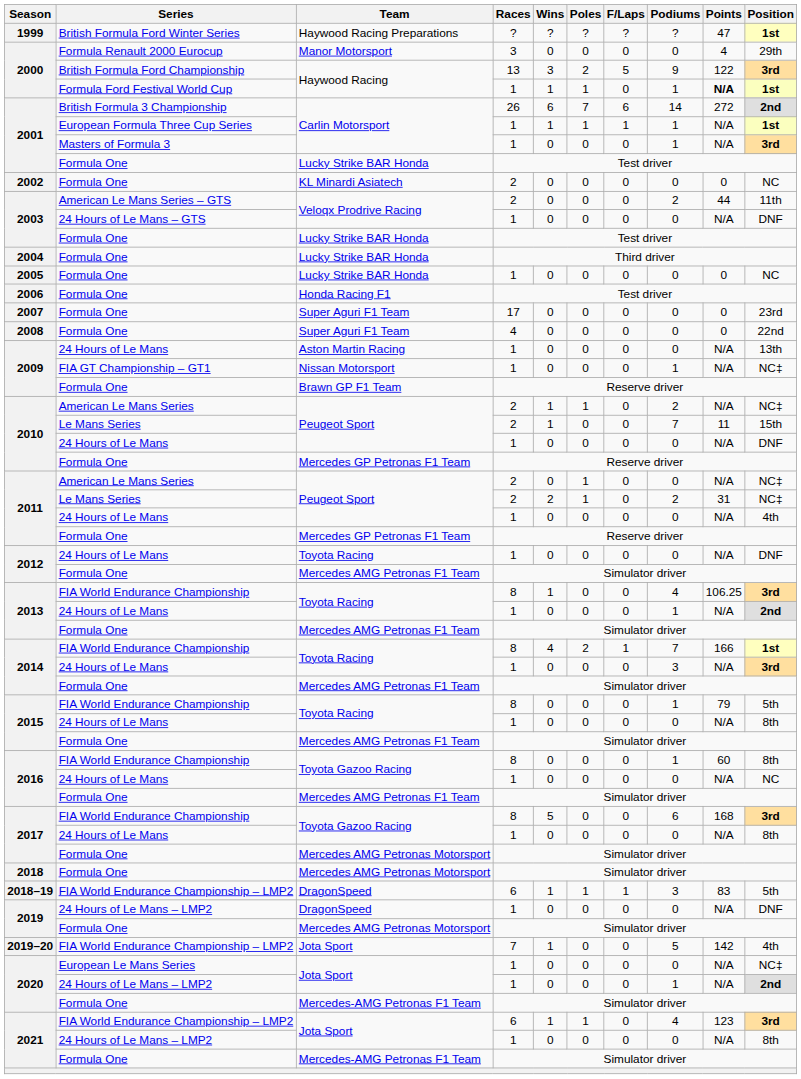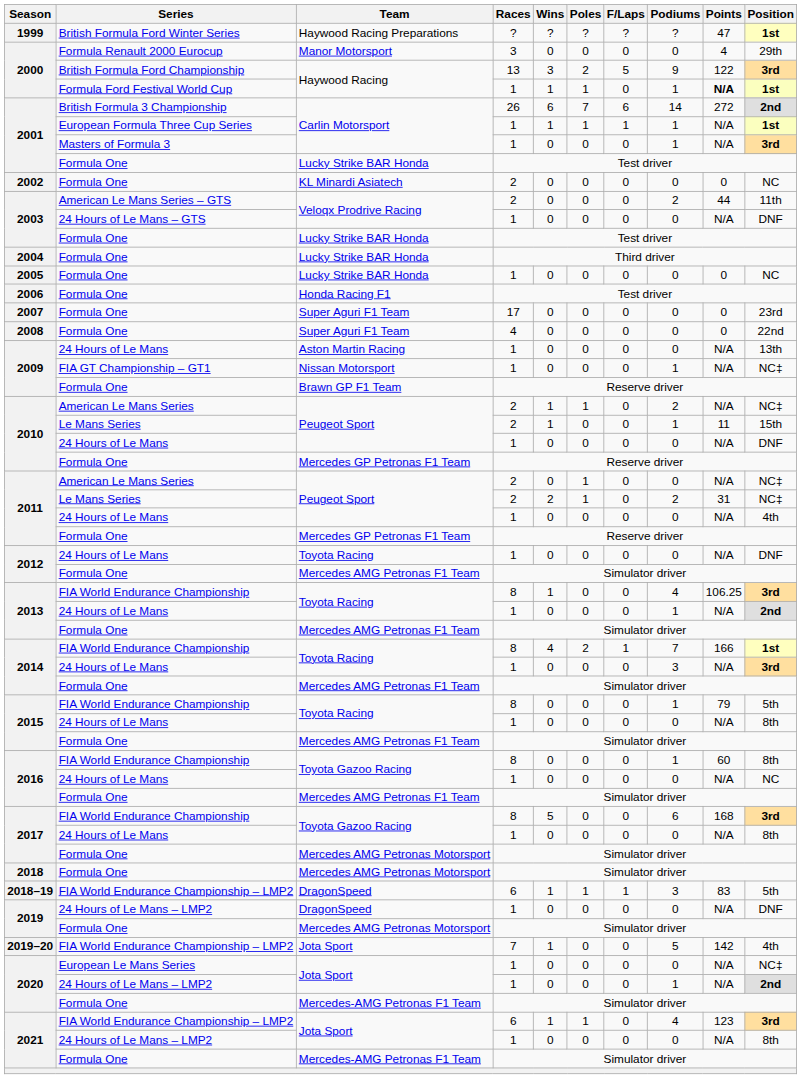(675, 425) 7 -> (675, 425) 1
